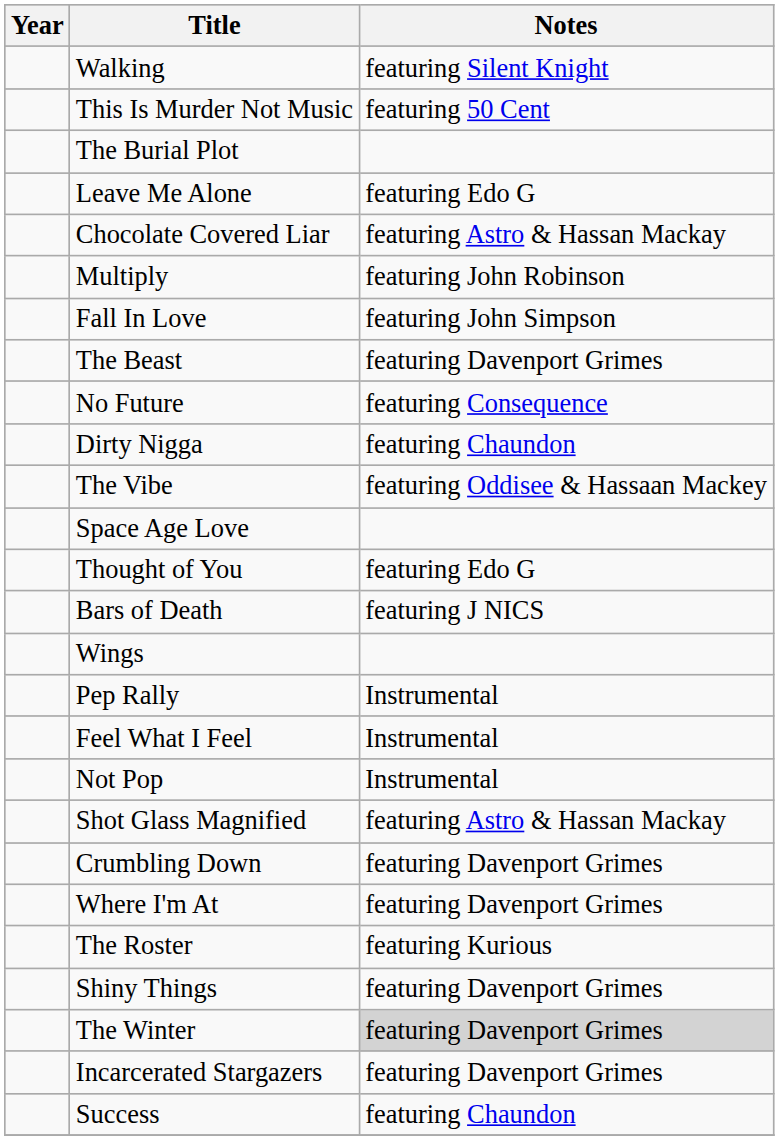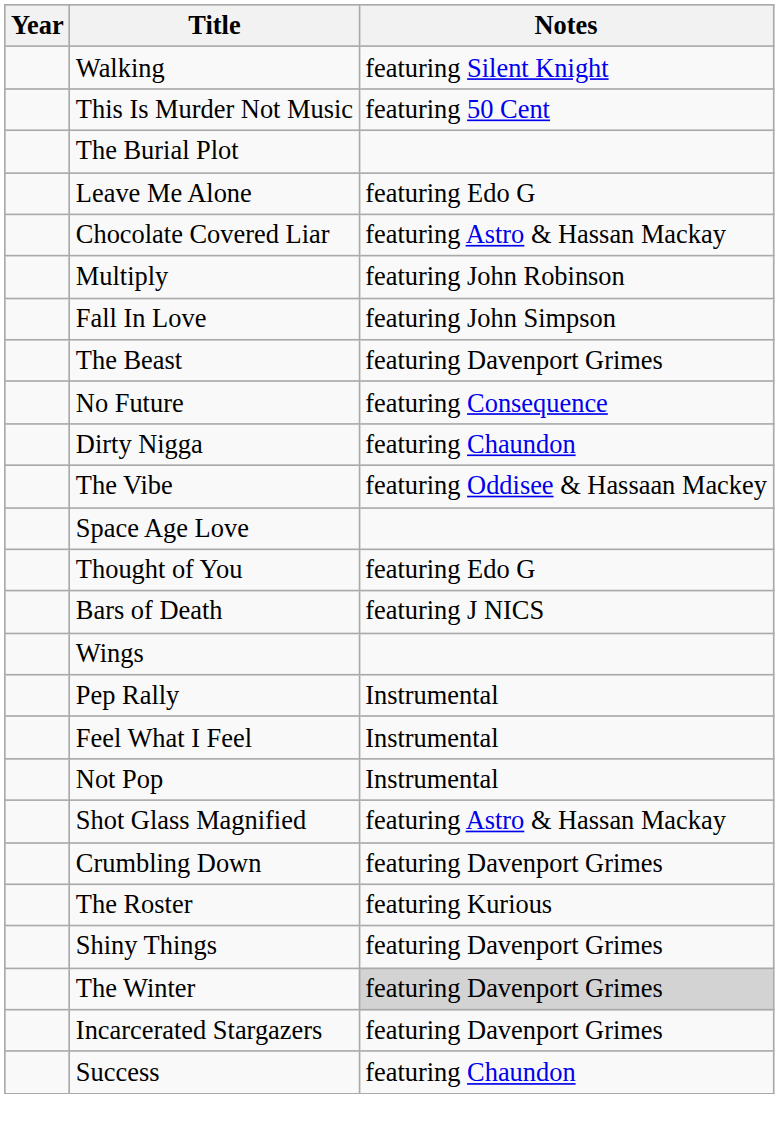- row: (147, 904)
